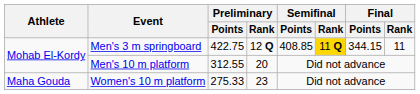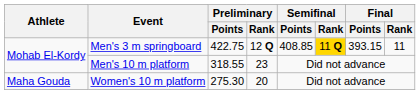(365, 47) 344.15 -> (365, 47) 393.15
(227, 64) 312.55 -> (227, 64) 318.55
(262, 64) 20 -> (262, 64) 23
(227, 82) 275.33 -> (227, 82) 275.30
(262, 82) 23 -> (262, 82) 20
